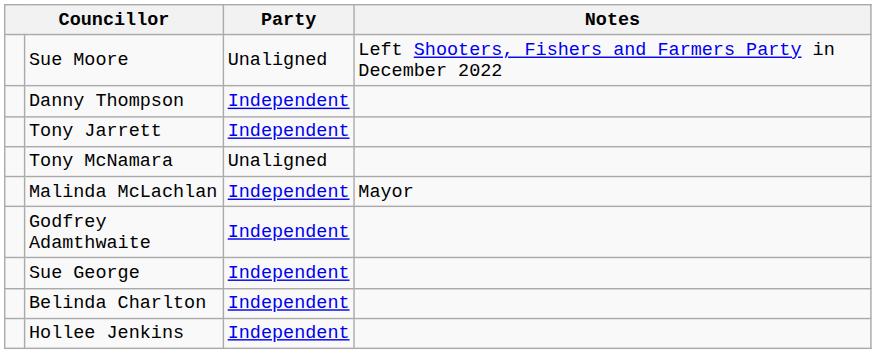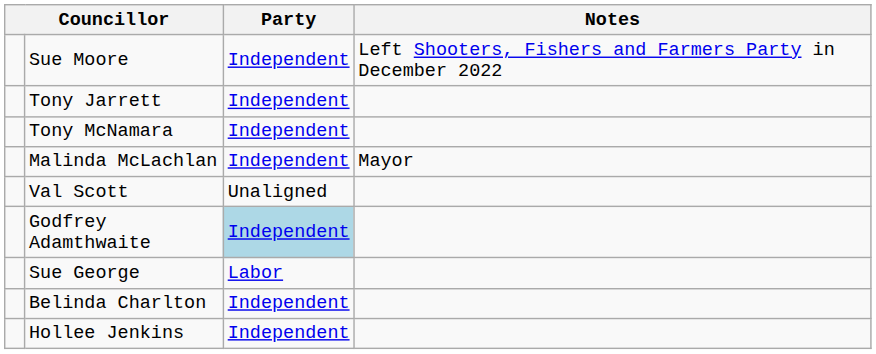(278, 60) Unaligned -> (289, 60) Independent
- row: (107, 101)
(278, 161) Unaligned -> (289, 131) Independent
+ row: (79, 191)
(289, 232) no background -> (289, 232) lightblue background
(289, 273) Independent -> (255, 273) Labor
